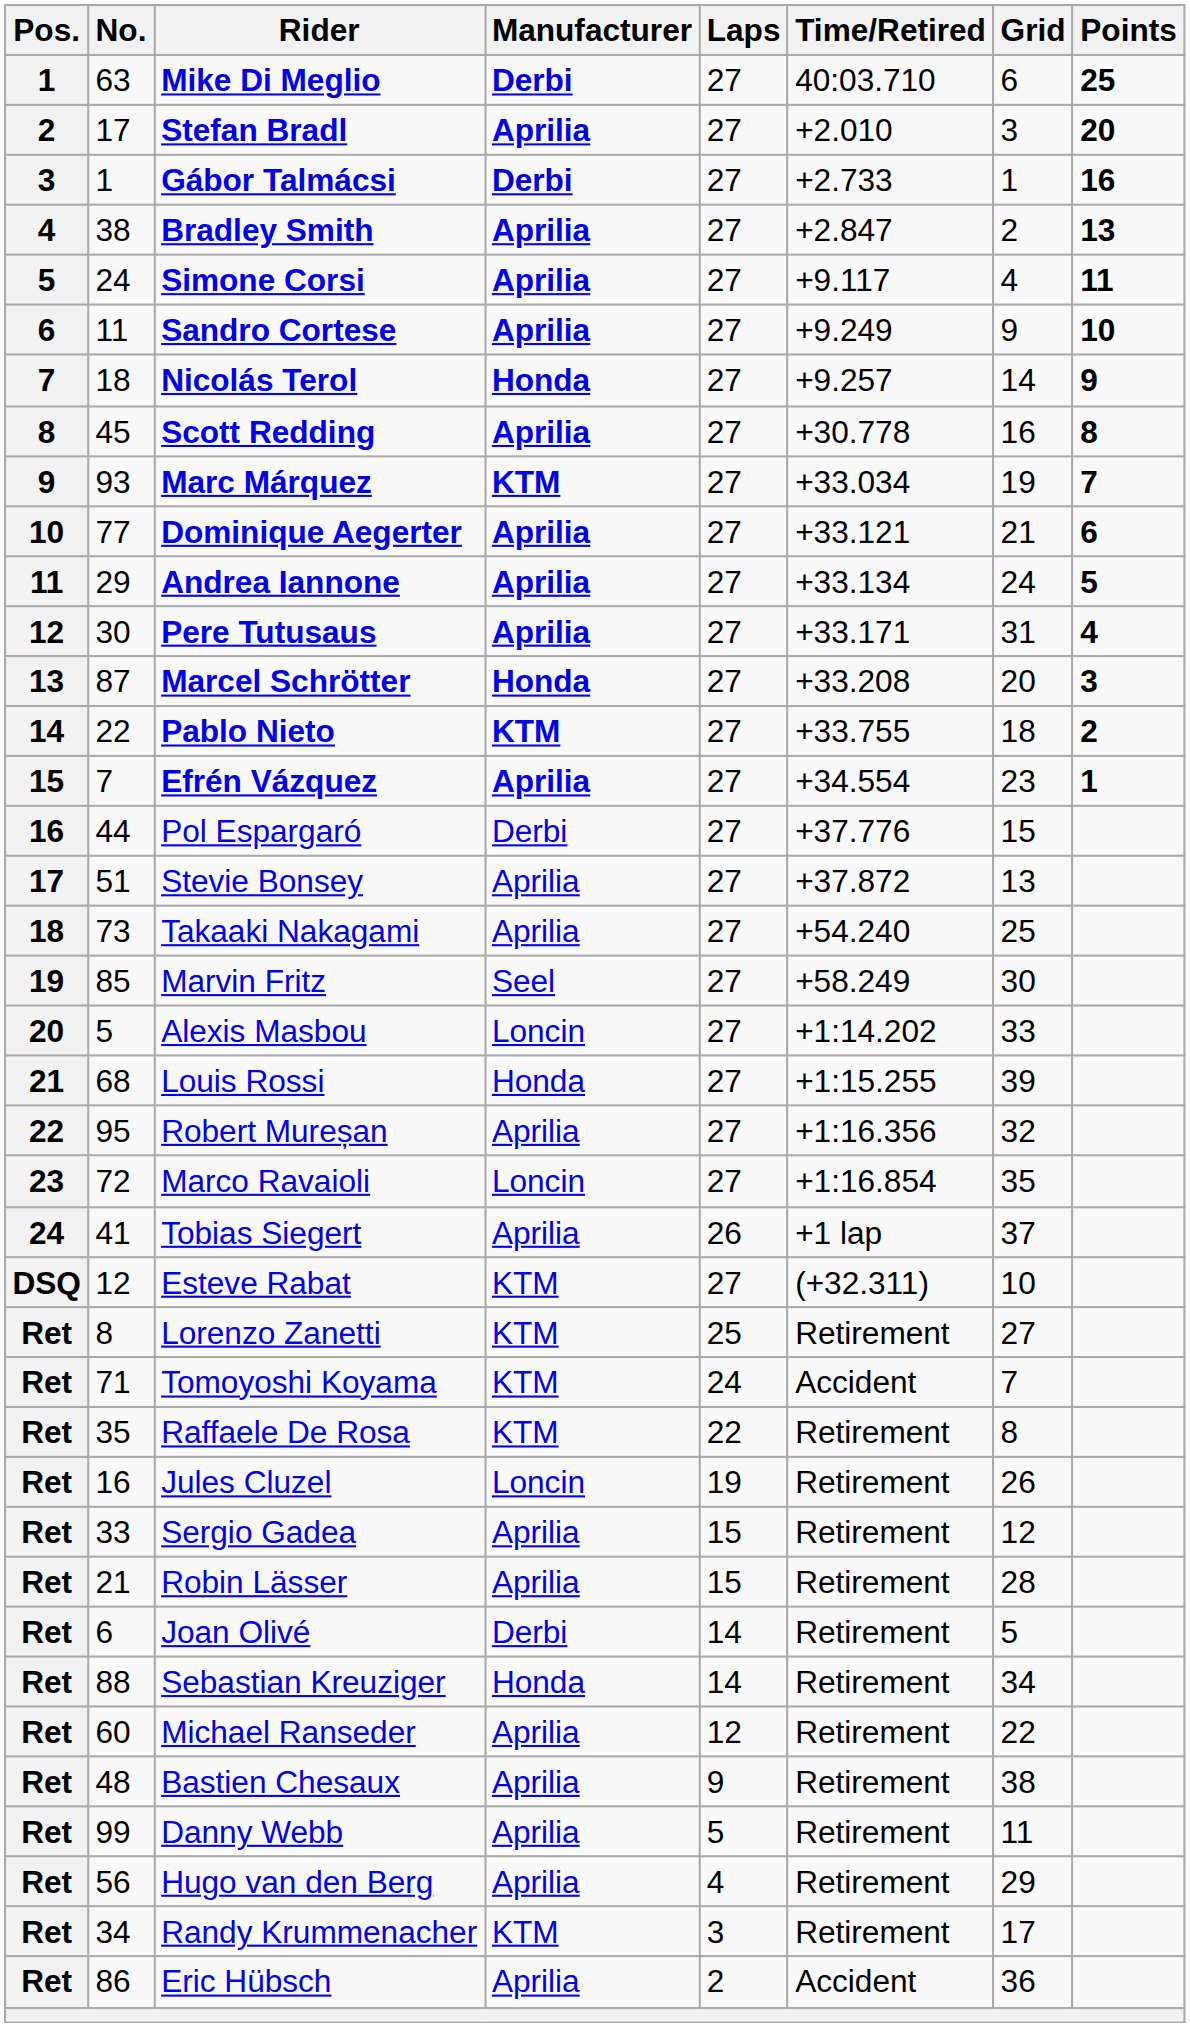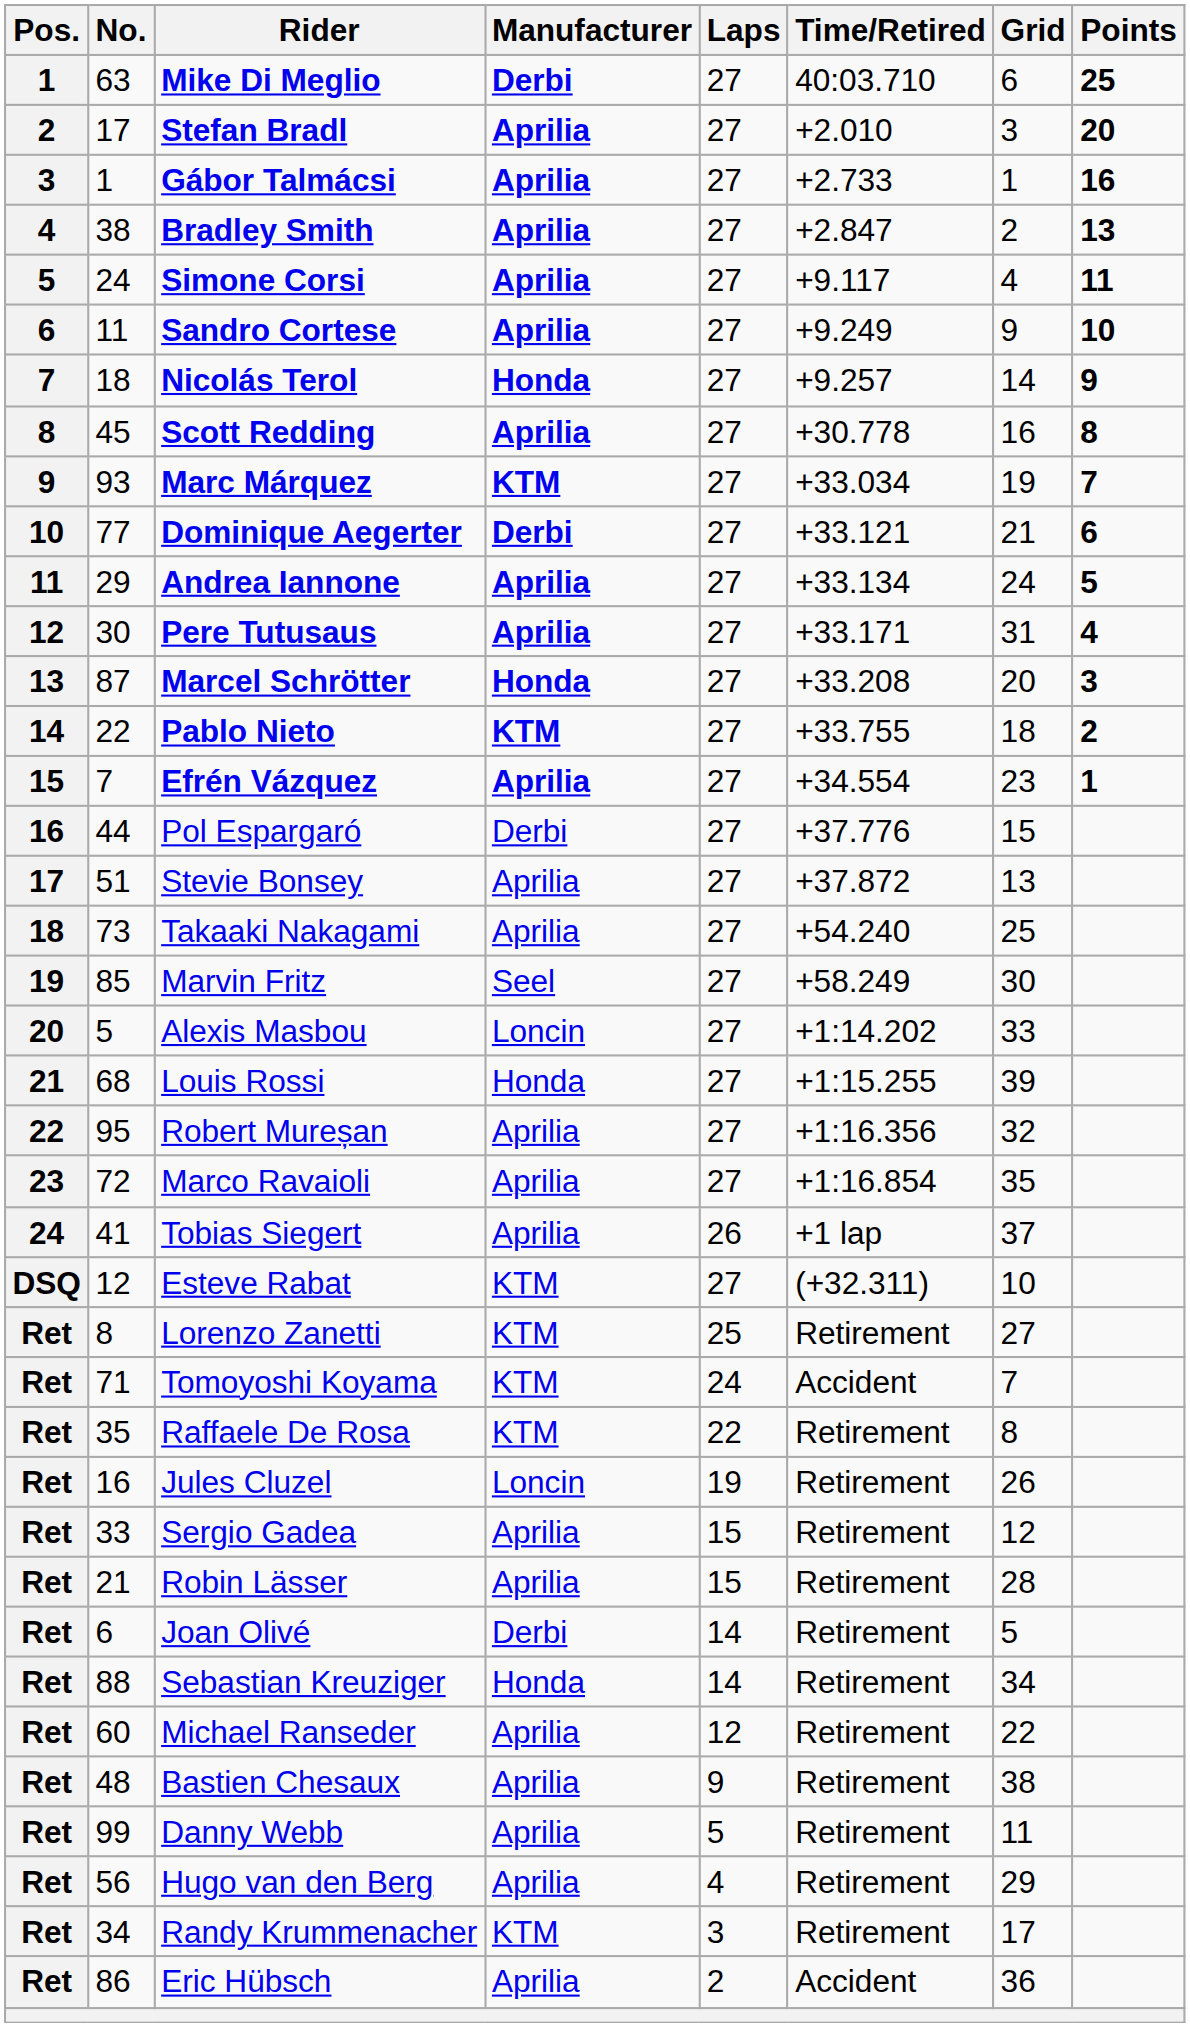(532, 180) Derbi -> (541, 180) Aprilia
(541, 531) Aprilia -> (532, 531) Derbi
(538, 1181) Loncin -> (536, 1181) Aprilia
